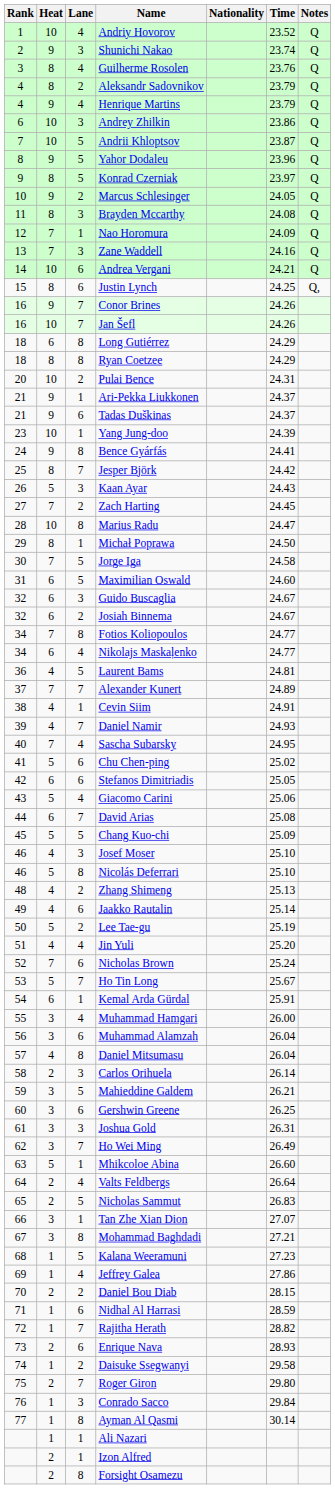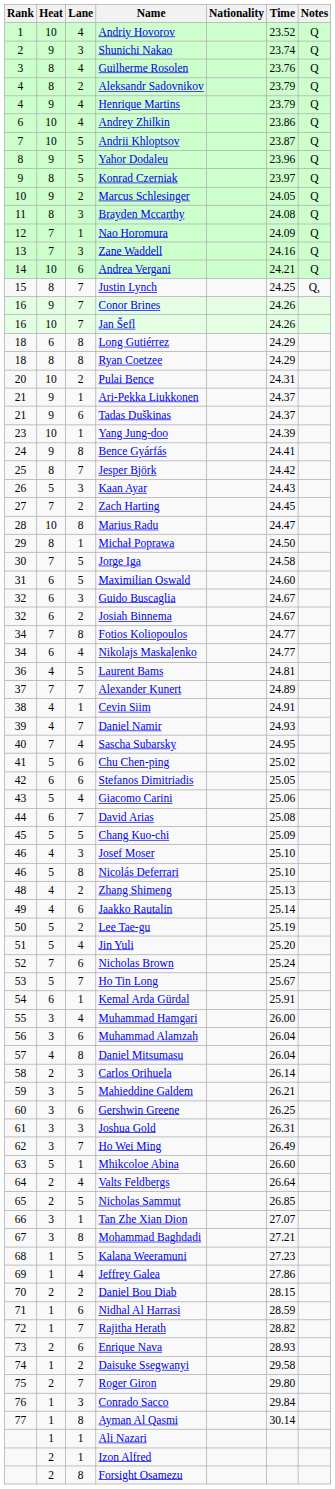(81, 123) 3 -> (81, 123) 4
(81, 287) 6 -> (81, 287) 7
(51, 945) 4 -> (51, 945) 5
(282, 1201) 26.83 -> (282, 1201) 26.85
